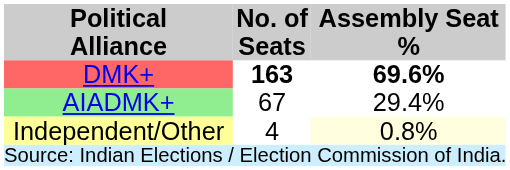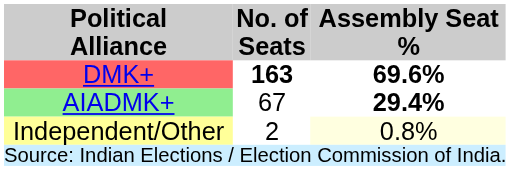(409, 103) normal -> (409, 103) bold
(272, 131) 4 -> (272, 131) 2
